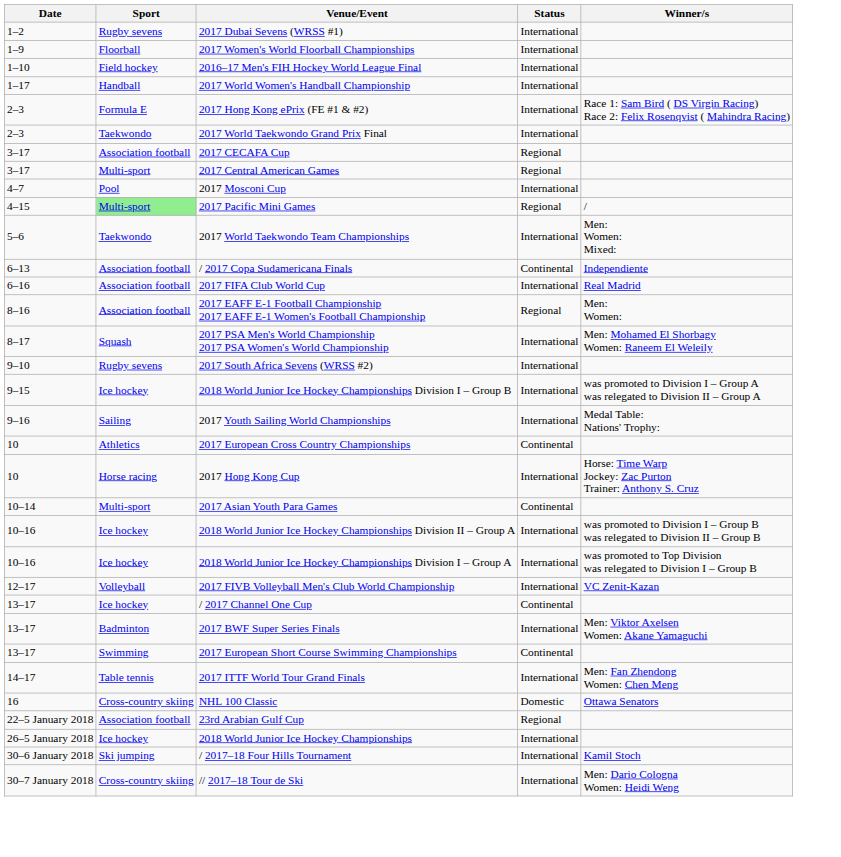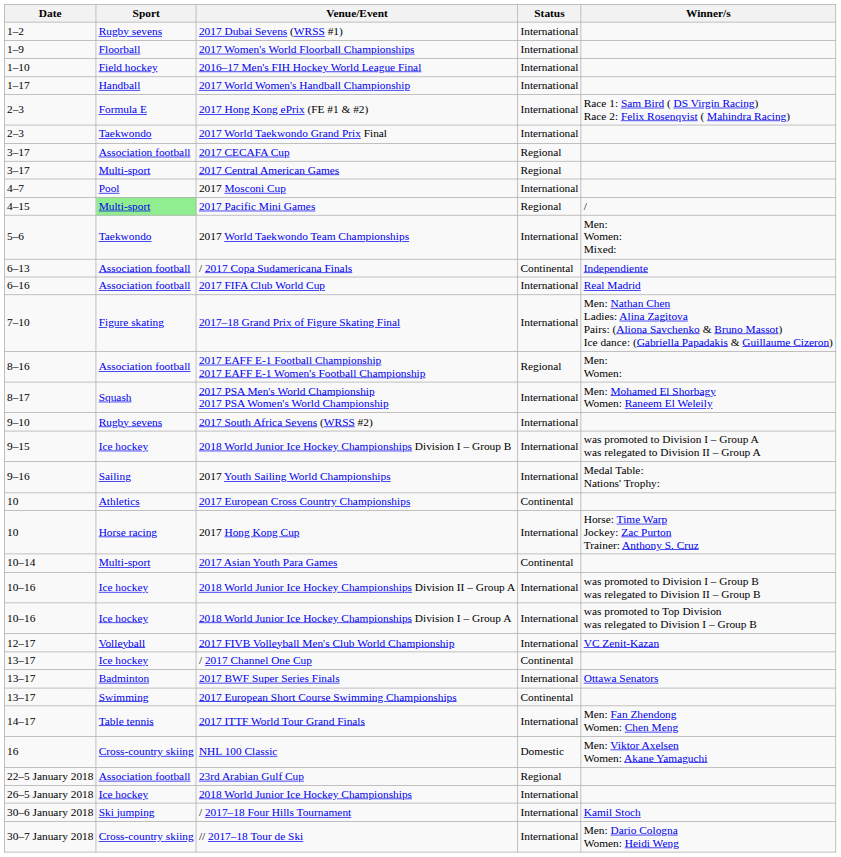+ row: (300, 323)
(646, 628) Men: Viktor Axelsen Women: Akane Yamaguchi -> (621, 678) Ottawa Senators
(621, 702) Ottawa Senators -> (646, 752) Men: Viktor Axelsen Women: Akane Yamaguchi
